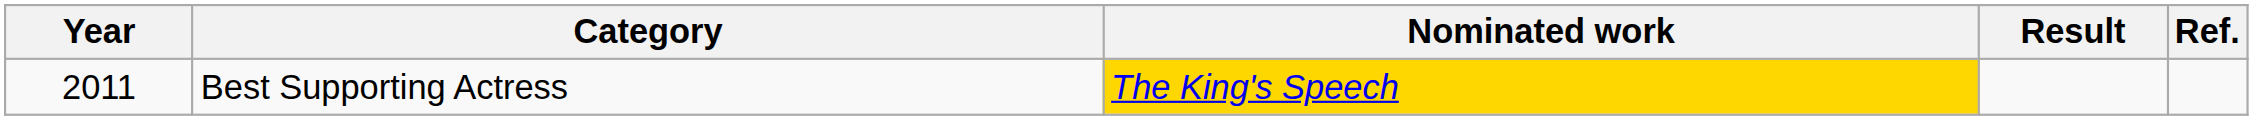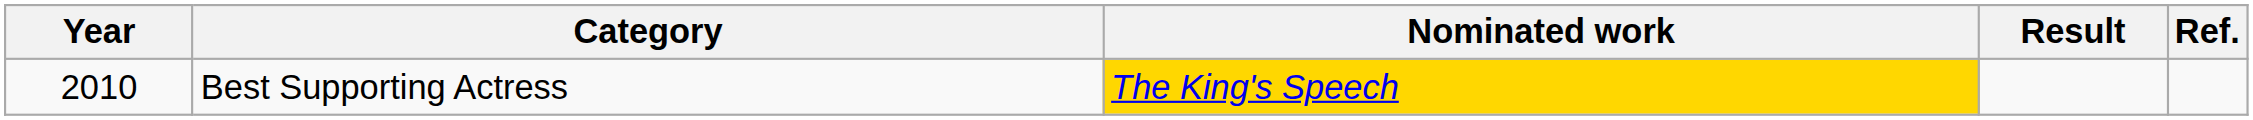(99, 86) 2011 -> (99, 86) 2010
